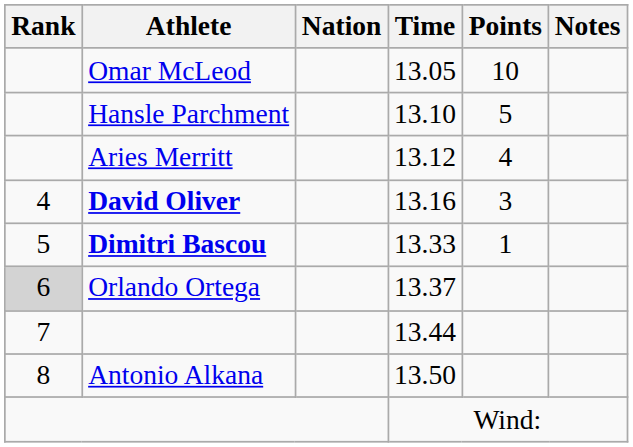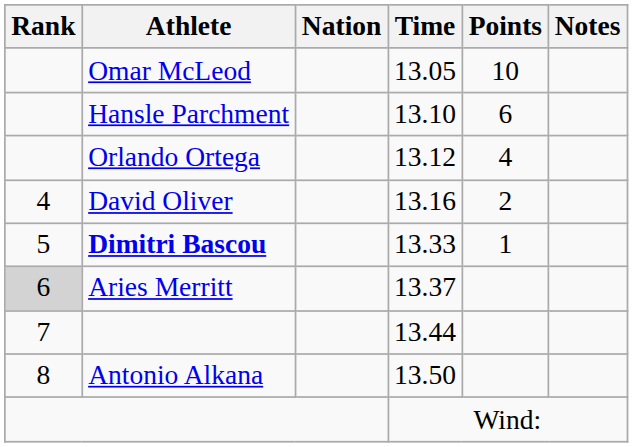(505, 113) 5 -> (505, 113) 6
(160, 157) Aries Merritt -> (174, 157) Orlando Ortega
(164, 200) bold -> (160, 200) normal
(505, 200) 3 -> (505, 200) 2
(174, 288) Orlando Ortega -> (160, 288) Aries Merritt
